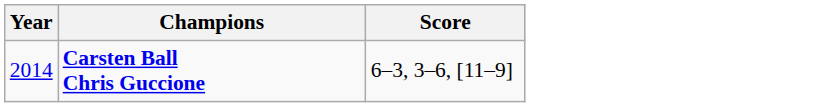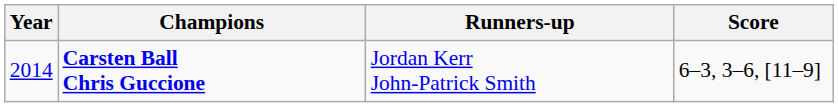+ column: (520, 22)
